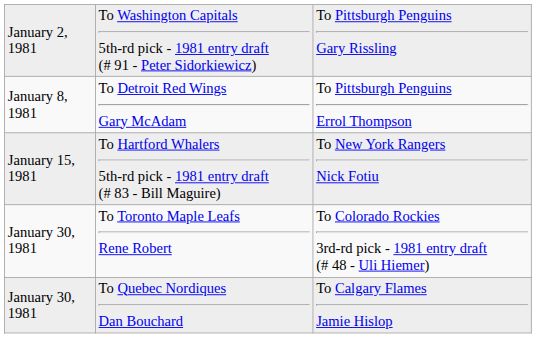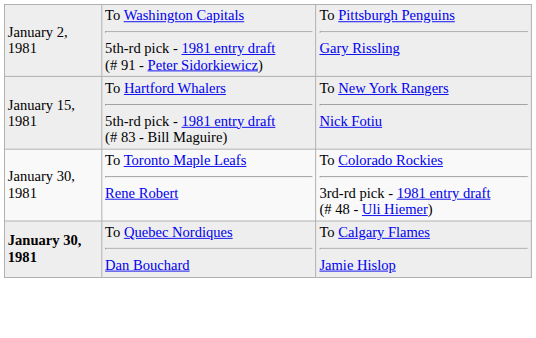- row: (204, 104)
(41, 304) normal -> (45, 249) bold
